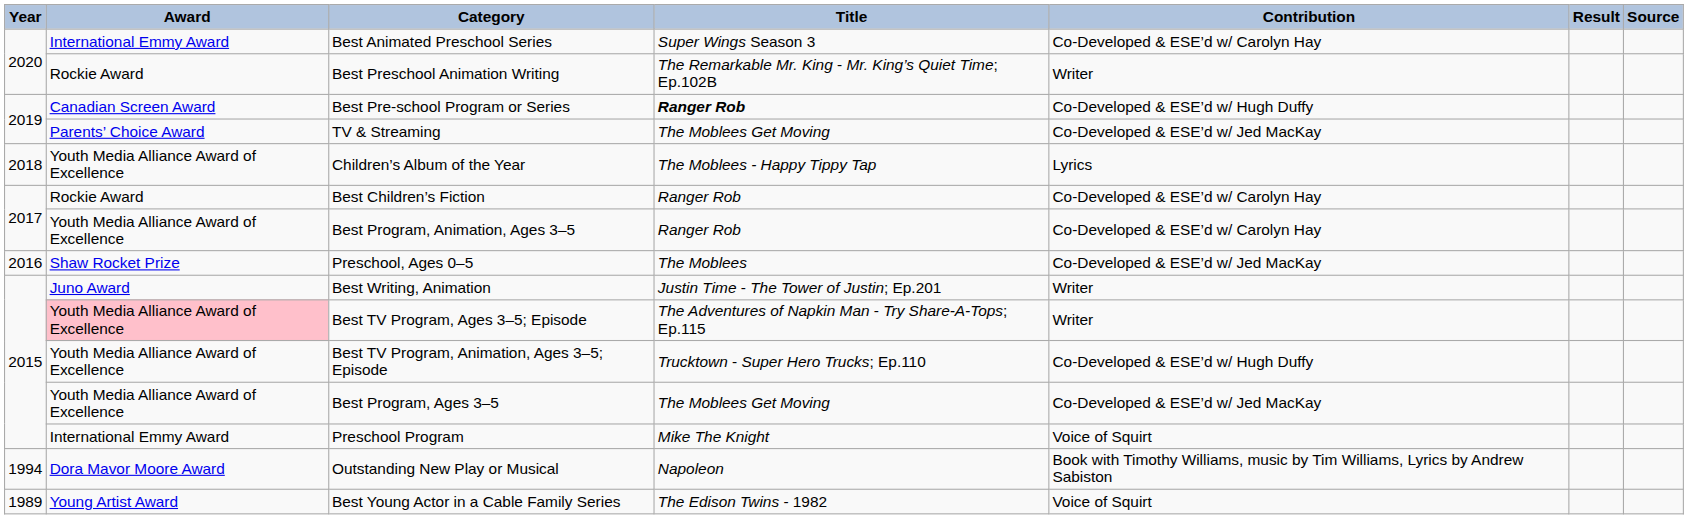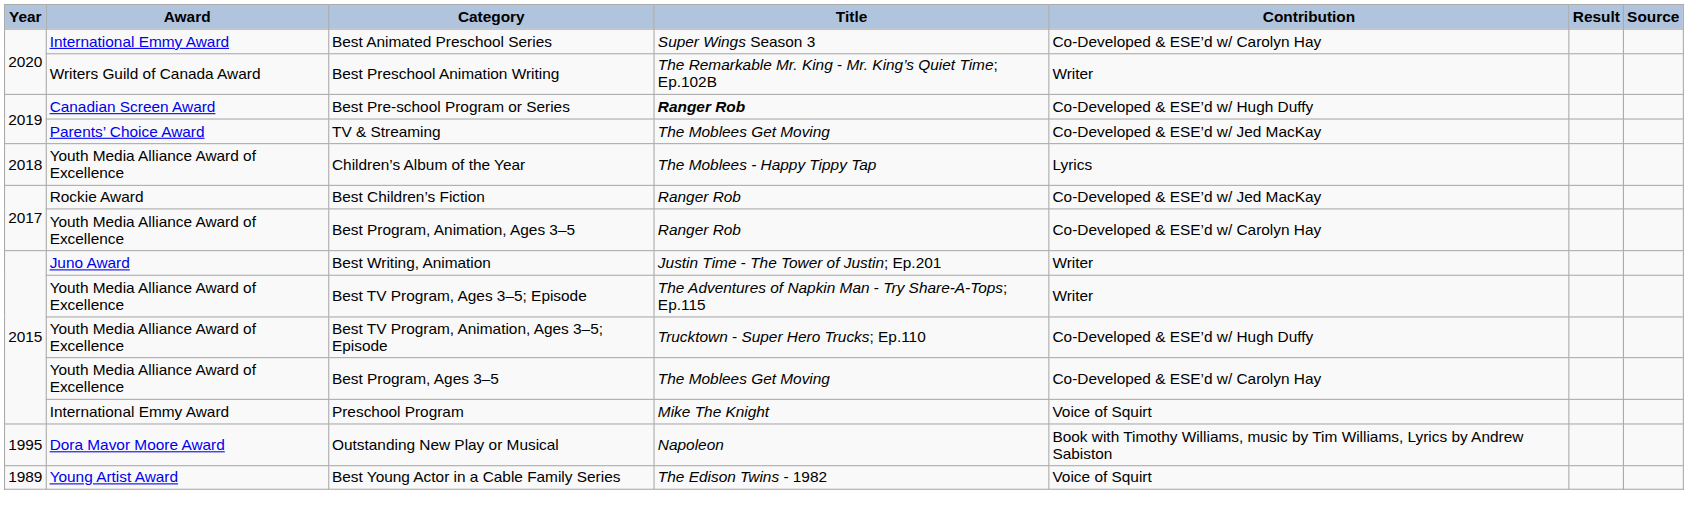(97, 74) Rockie Award -> (155, 74) Writers Guild of Canada Award
(1187, 197) Co-Developed & ESE’d w/ Carolyn Hay -> (1187, 197) Co-Developed & ESE’d w/ Jed MacKay
- row: (403, 263)
(153, 320) pink background -> (153, 296) no background
(1187, 403) Co-Developed & ESE’d w/ Jed MacKay -> (1187, 379) Co-Developed & ESE’d w/ Carolyn Hay
(25, 469) 1994 -> (25, 445) 1995
